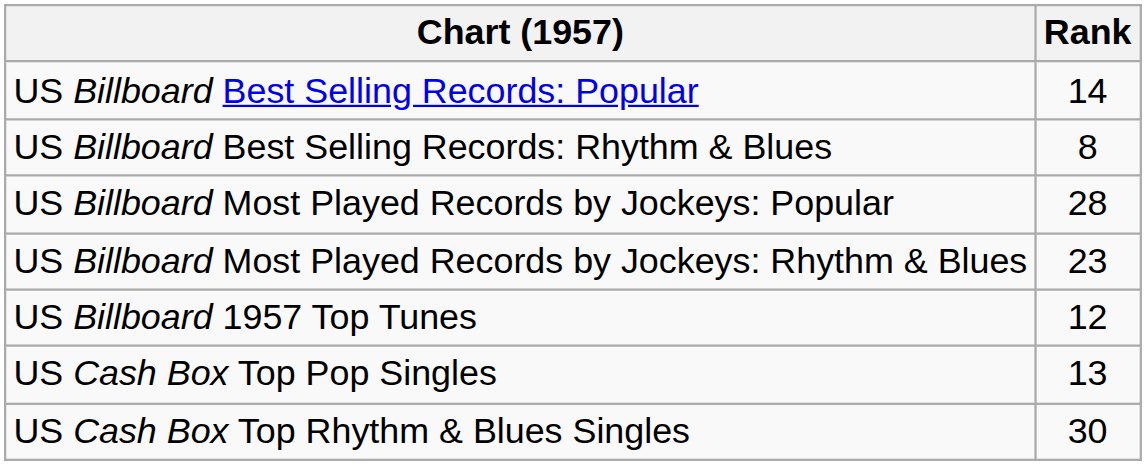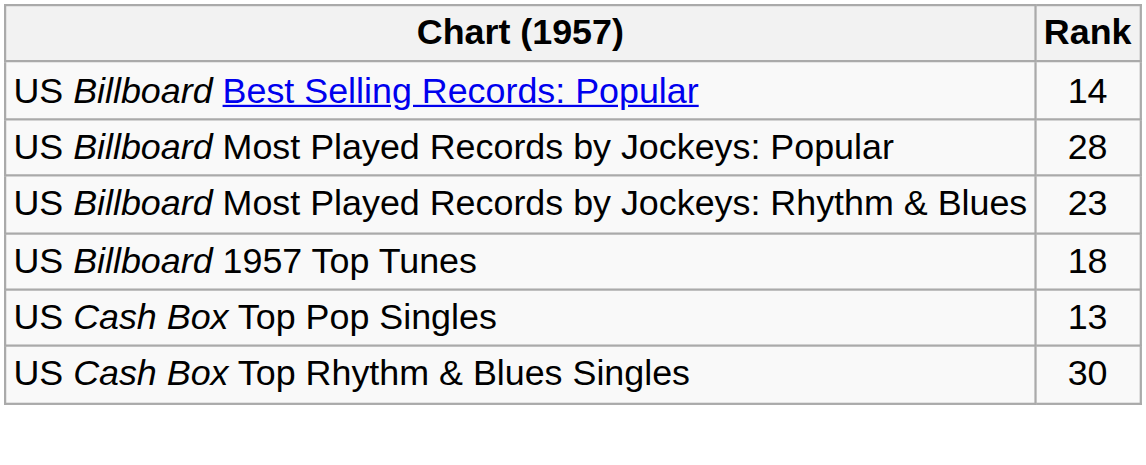- row: (423, 146)
(1088, 317) 12 -> (1088, 260) 18
